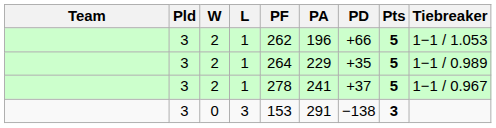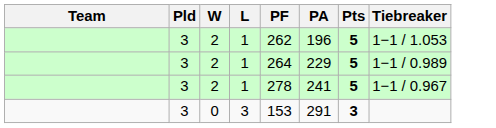- column: (359, 16)
